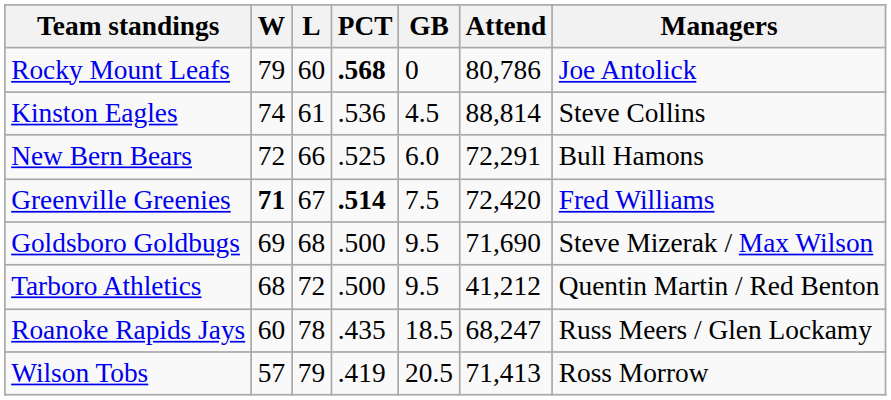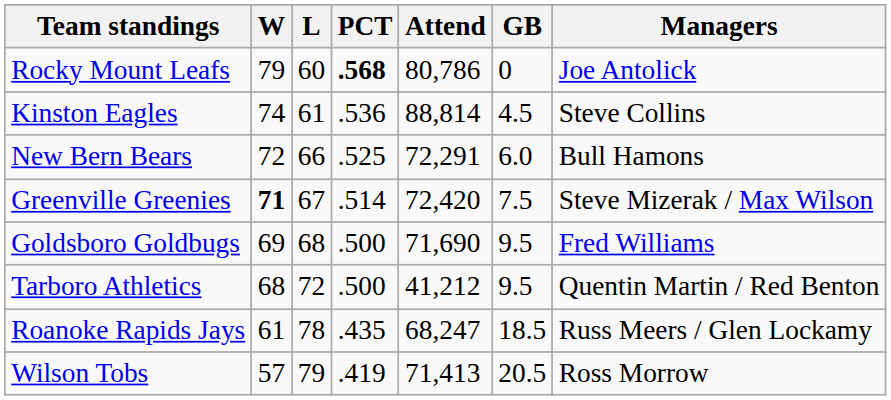columns swapped: (429, 26) <-> (506, 26)
(362, 199) bold -> (362, 199) normal
(637, 199) Fred Williams -> (716, 199) Steve Mizerak / Max Wilson
(716, 243) Steve Mizerak / Max Wilson -> (637, 243) Fred Williams
(272, 329) 60 -> (272, 329) 61
